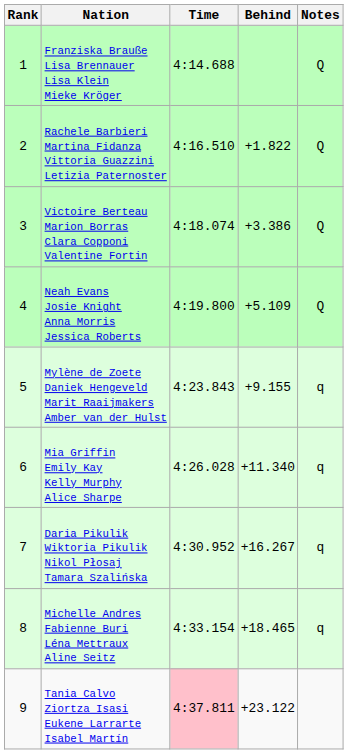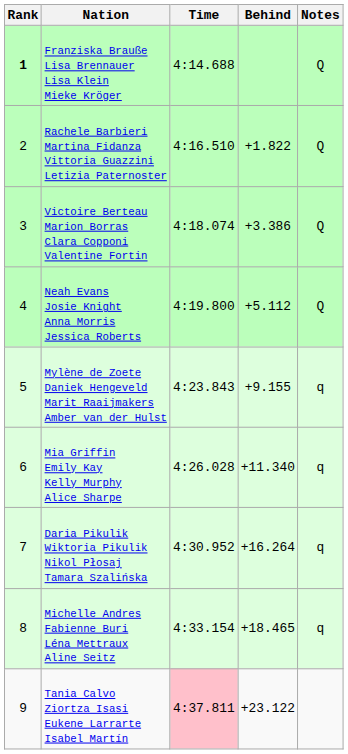(23, 66) normal -> (23, 66) bold
(268, 307) +5.109 -> (268, 307) +5.112
(268, 548) +16.267 -> (268, 548) +16.264
